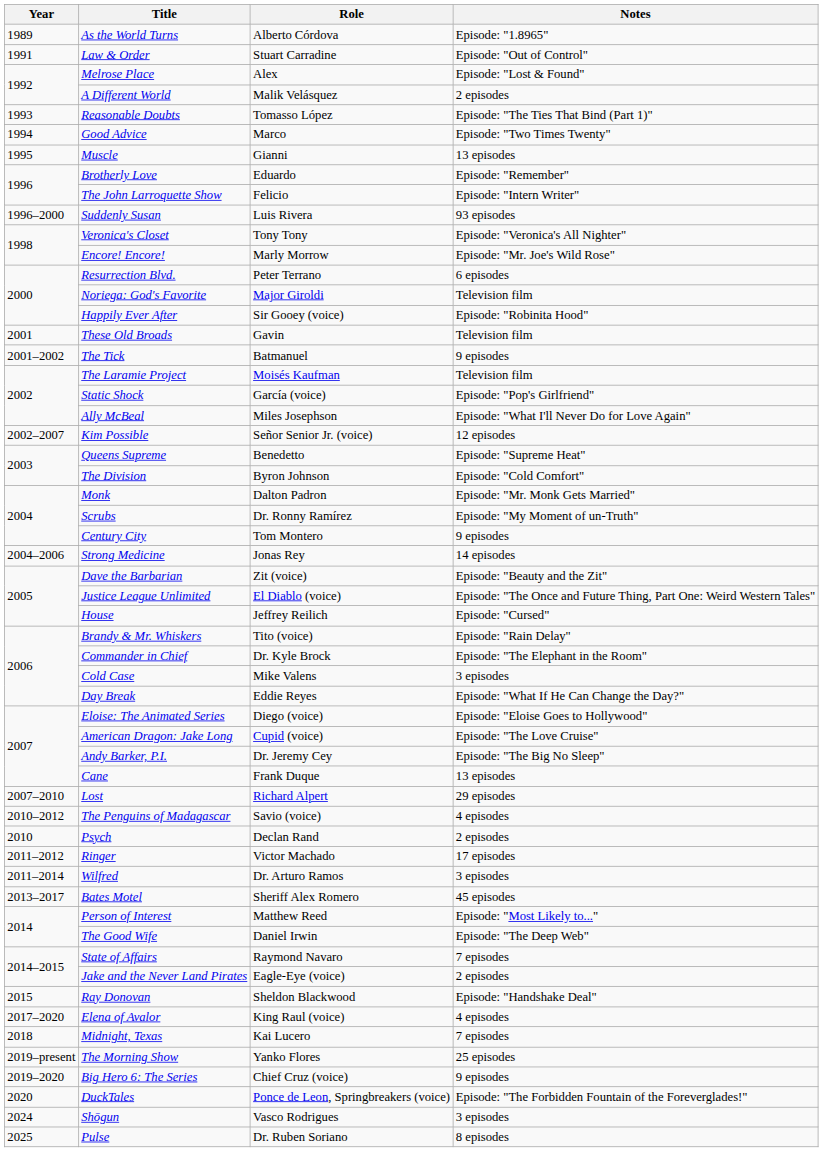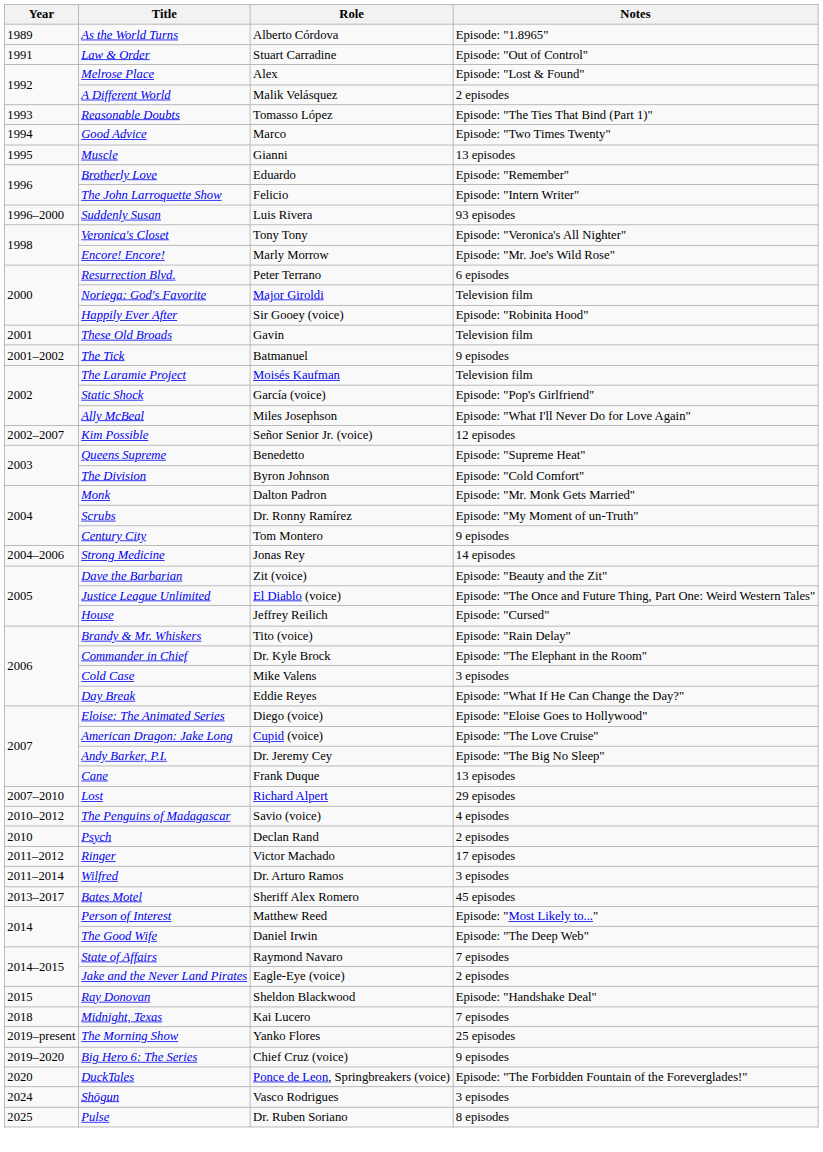- row: (121, 1016)
